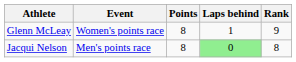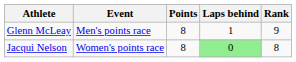(120, 31) Women's points race -> (113, 31) Men's points race
(113, 48) Men's points race -> (120, 48) Women's points race
